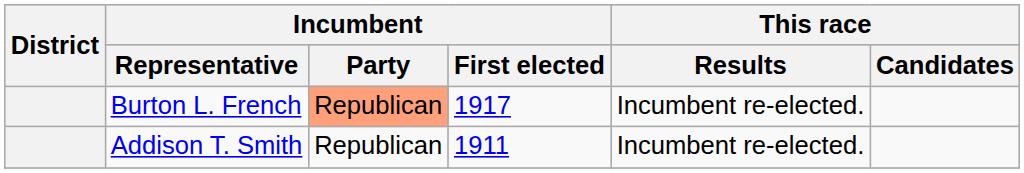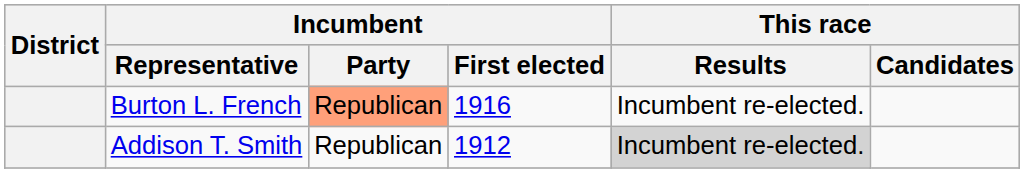(482, 106) 1917 -> (482, 106) 1916
(482, 146) 1911 -> (482, 146) 1912
(740, 146) no background -> (740, 146) lightgrey background
